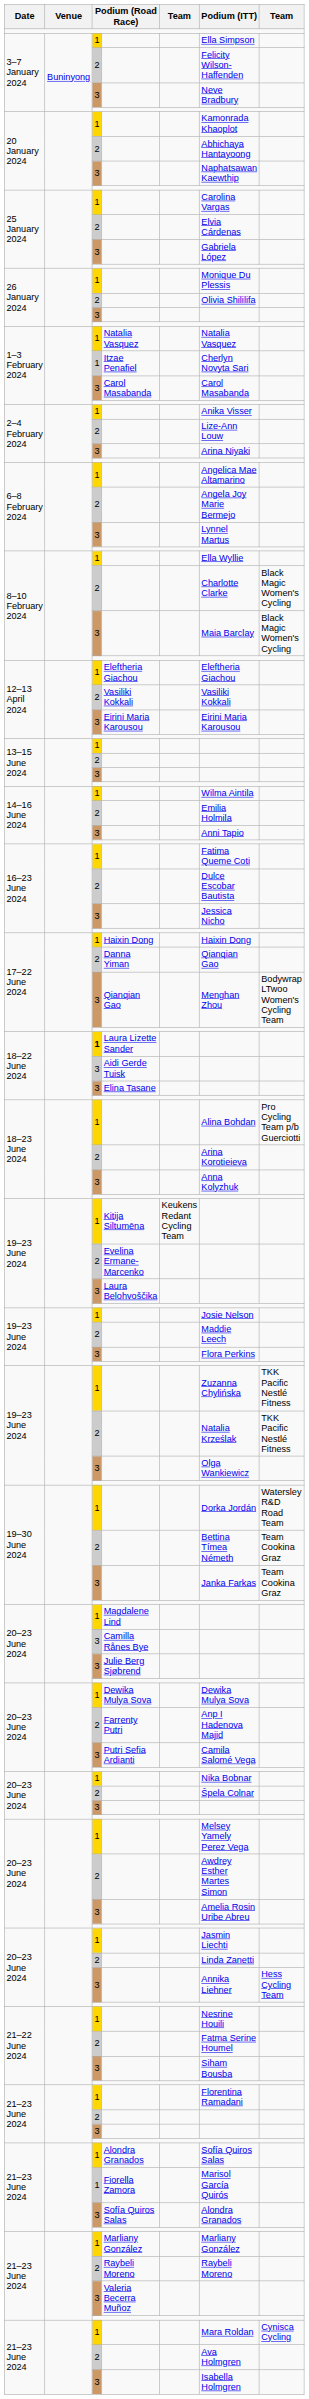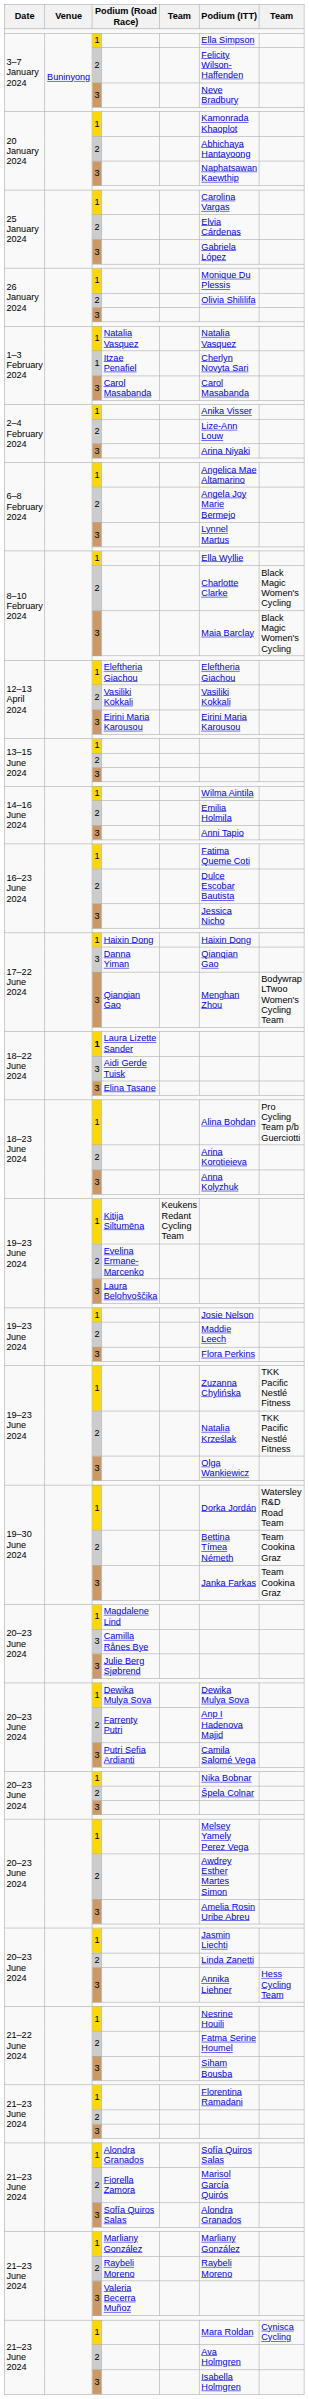(97, 959) 2 -> (97, 959) 3
(97, 2185) 1 -> (97, 2185) 2
